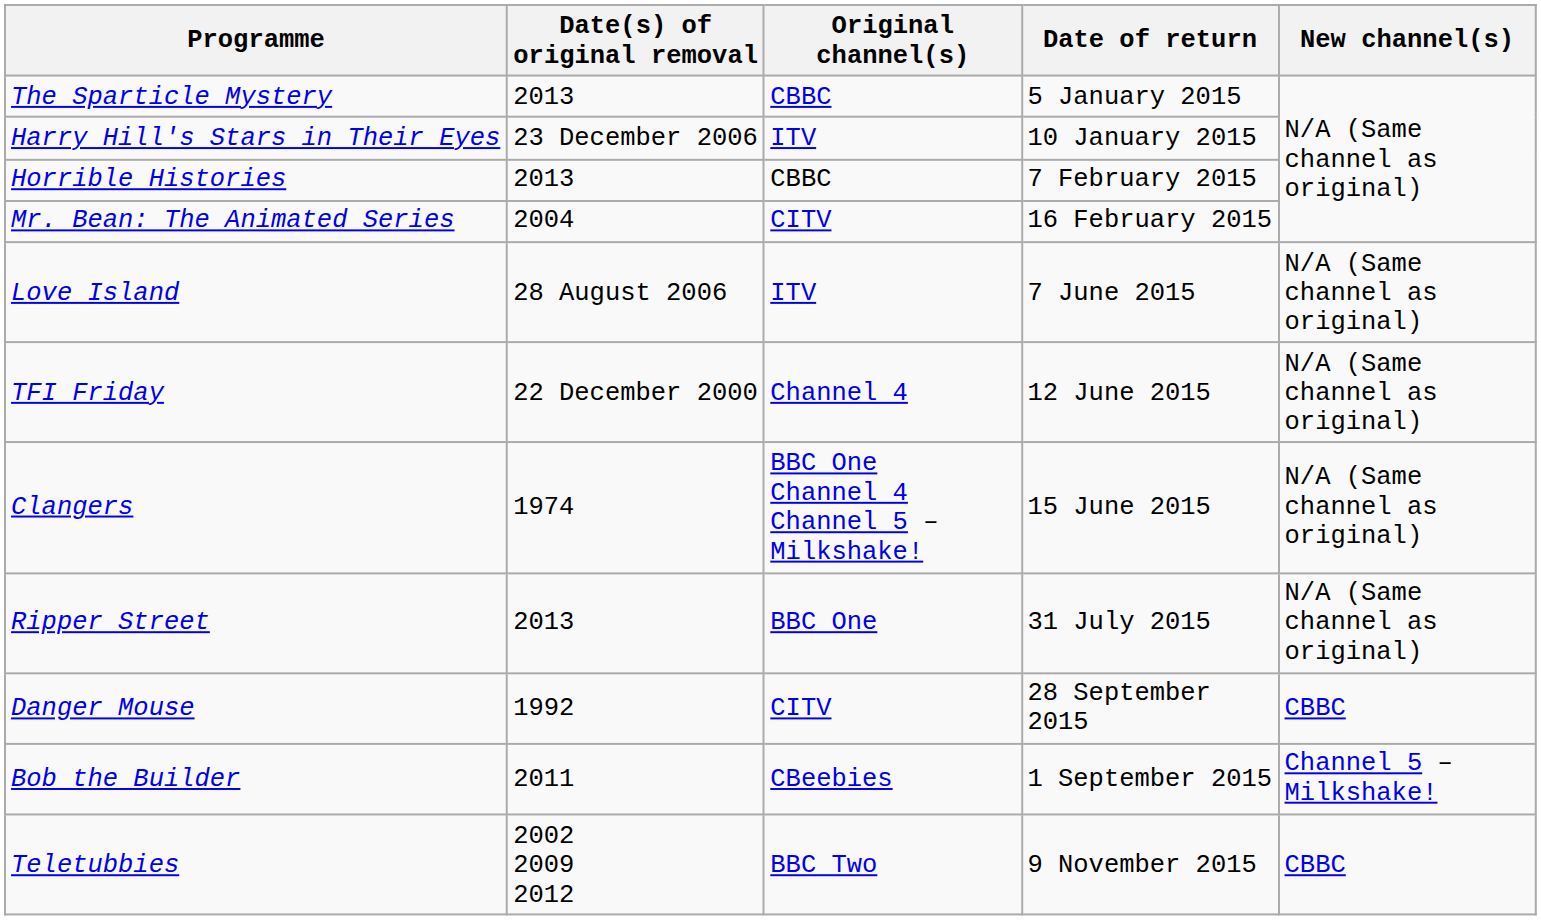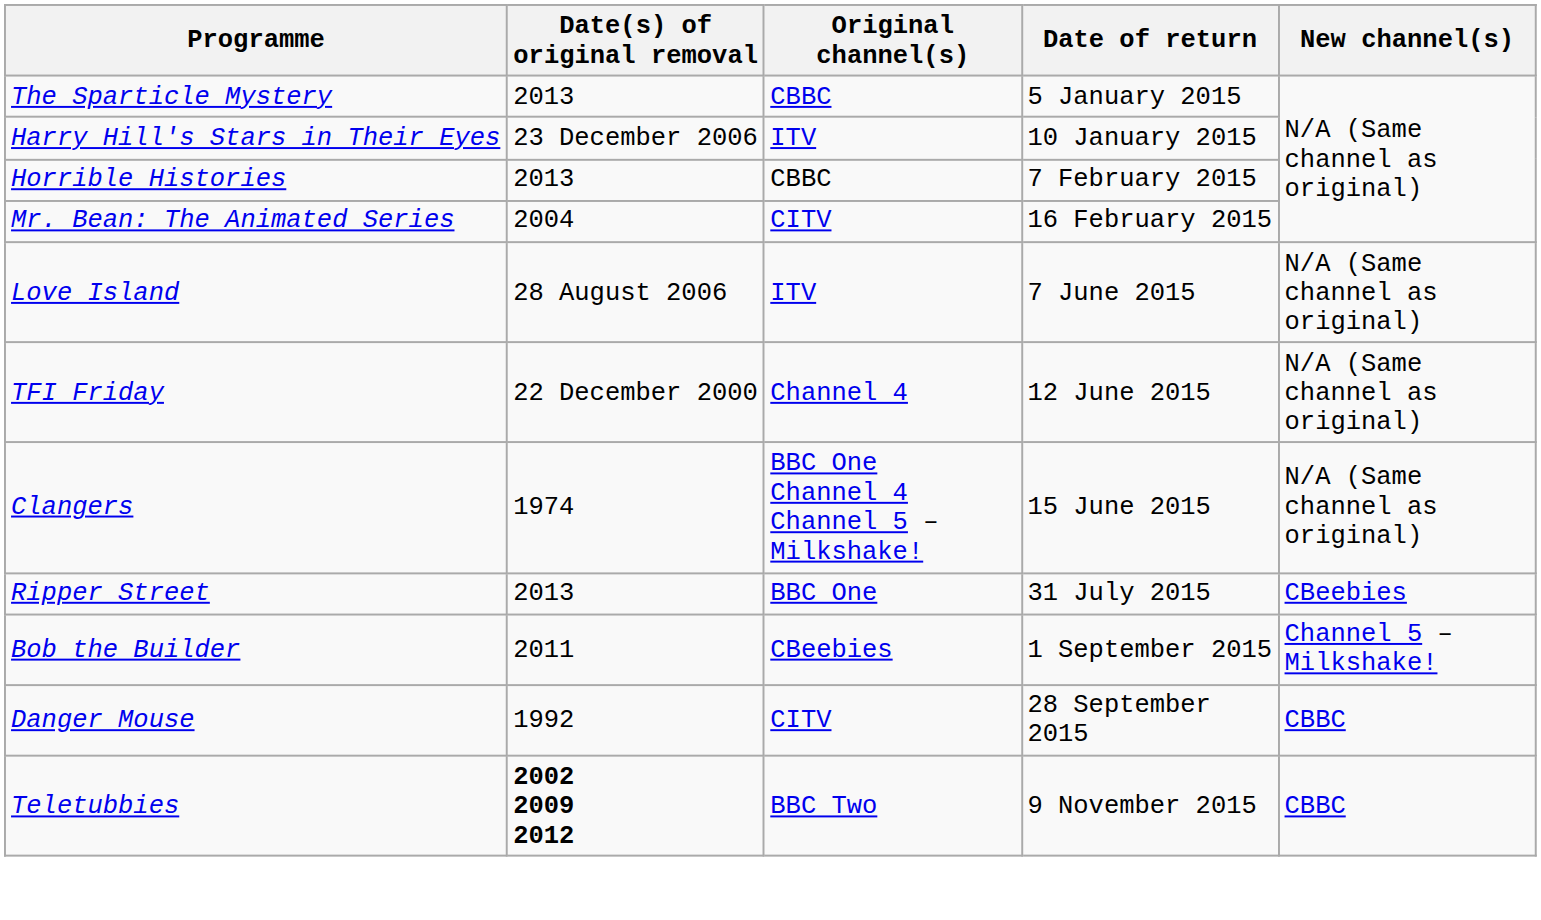(1361, 623) N/A (Same channel as original) -> (1346, 593) CBeebies
rows swapped: (126, 779) <-> (103, 708)
(544, 865) normal -> (544, 806) bold
